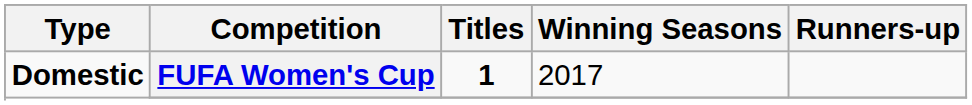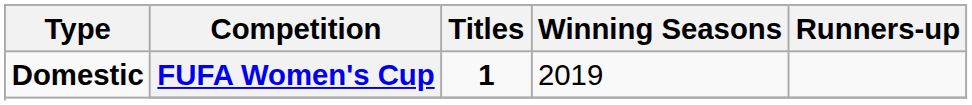(571, 75) 2017 -> (571, 75) 2019
